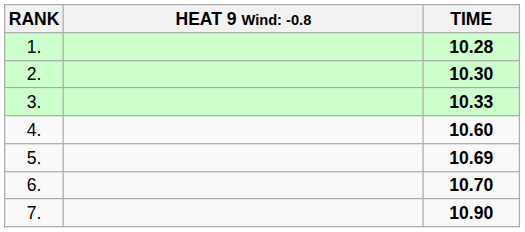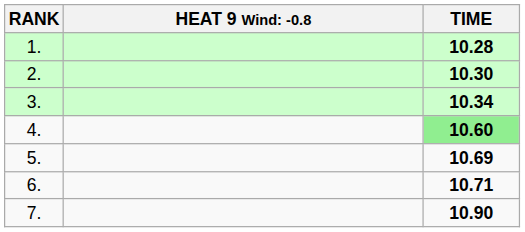(471, 102) 10.33 -> (471, 102) 10.34
(471, 130) no background -> (471, 130) lightgreen background
(471, 185) 10.70 -> (471, 185) 10.71
